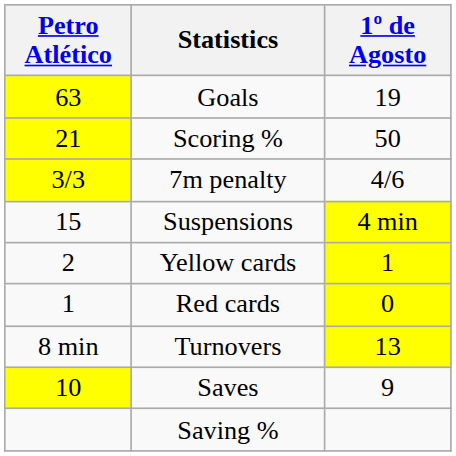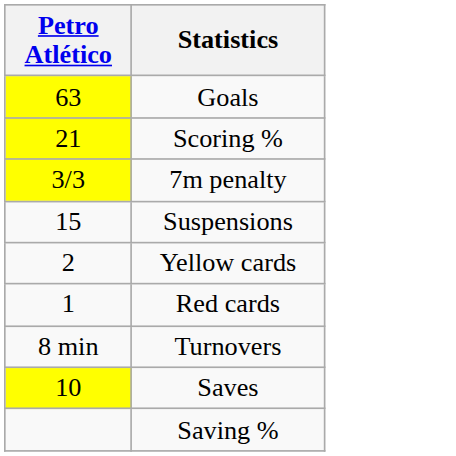- column: (388, 40)
